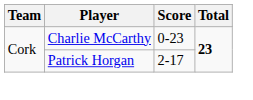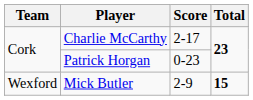(171, 38) 0-23 -> (187, 38) 2-17
(171, 60) 2-17 -> (187, 60) 0-23
+ row: (98, 83)
